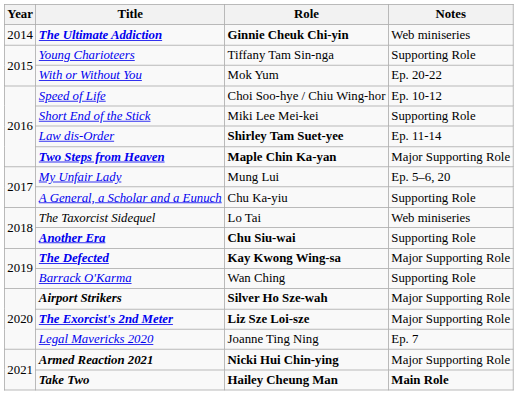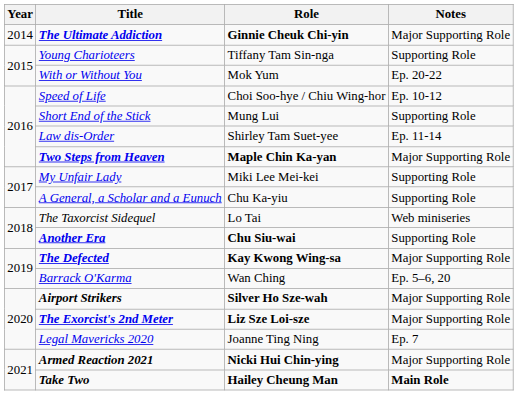(431, 34) Web miniseries -> (451, 34) Major Supporting Role
(273, 116) Miki Lee Mei-kei -> (253, 116) Mung Lui
(286, 136) bold -> (283, 136) normal
(253, 177) Mung Lui -> (273, 177) Miki Lee Mei-kei
(421, 177) Ep. 5–6, 20 -> (433, 177) Supporting Role
(433, 278) Supporting Role -> (421, 278) Ep. 5–6, 20
